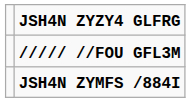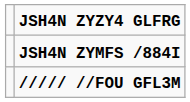rows swapped: (100, 82) <-> (100, 51)
